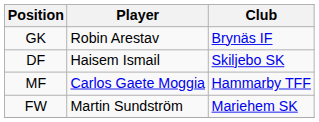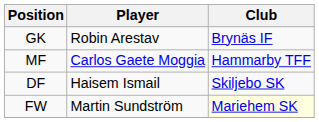rows swapped: (36, 60) <-> (36, 83)
(255, 106) no background -> (255, 106) lightyellow background
